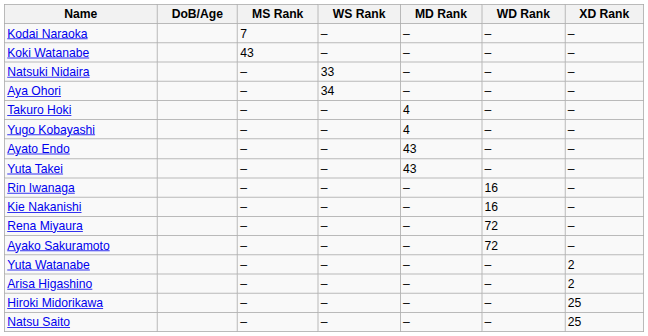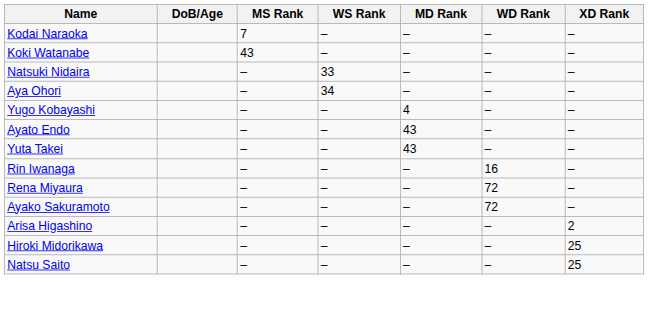- row: (39, 110)
- row: (44, 207)
- row: (49, 264)
